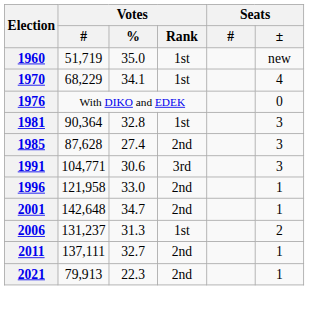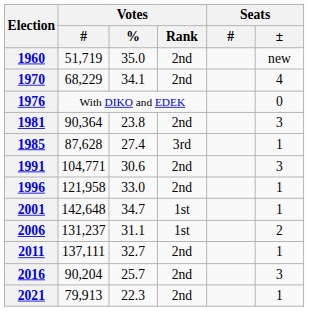(182, 58) 1st -> (182, 58) 2nd
(182, 79) 1st -> (182, 79) 2nd
(133, 123) 32.8 -> (133, 123) 23.8
(182, 123) 1st -> (182, 123) 2nd
(182, 144) 2nd -> (182, 144) 3rd
(279, 144) 3 -> (279, 144) 1
(182, 166) 3rd -> (182, 166) 2nd
(182, 209) 2nd -> (182, 209) 1st
(133, 230) 31.3 -> (133, 230) 31.1
+ row: (31, 274)
